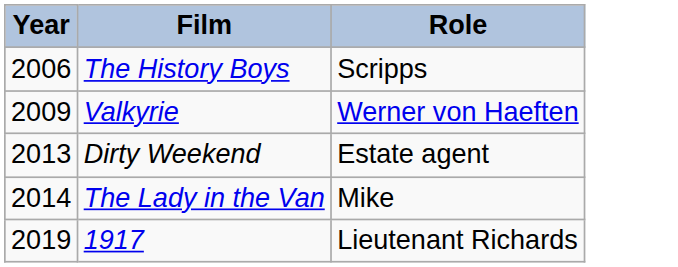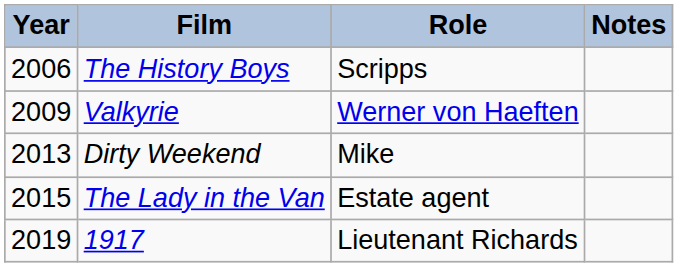+ column: (629, 25)
(413, 154) Estate agent -> (366, 154) Mike
(41, 197) 2014 -> (41, 197) 2015
(366, 197) Mike -> (413, 197) Estate agent
